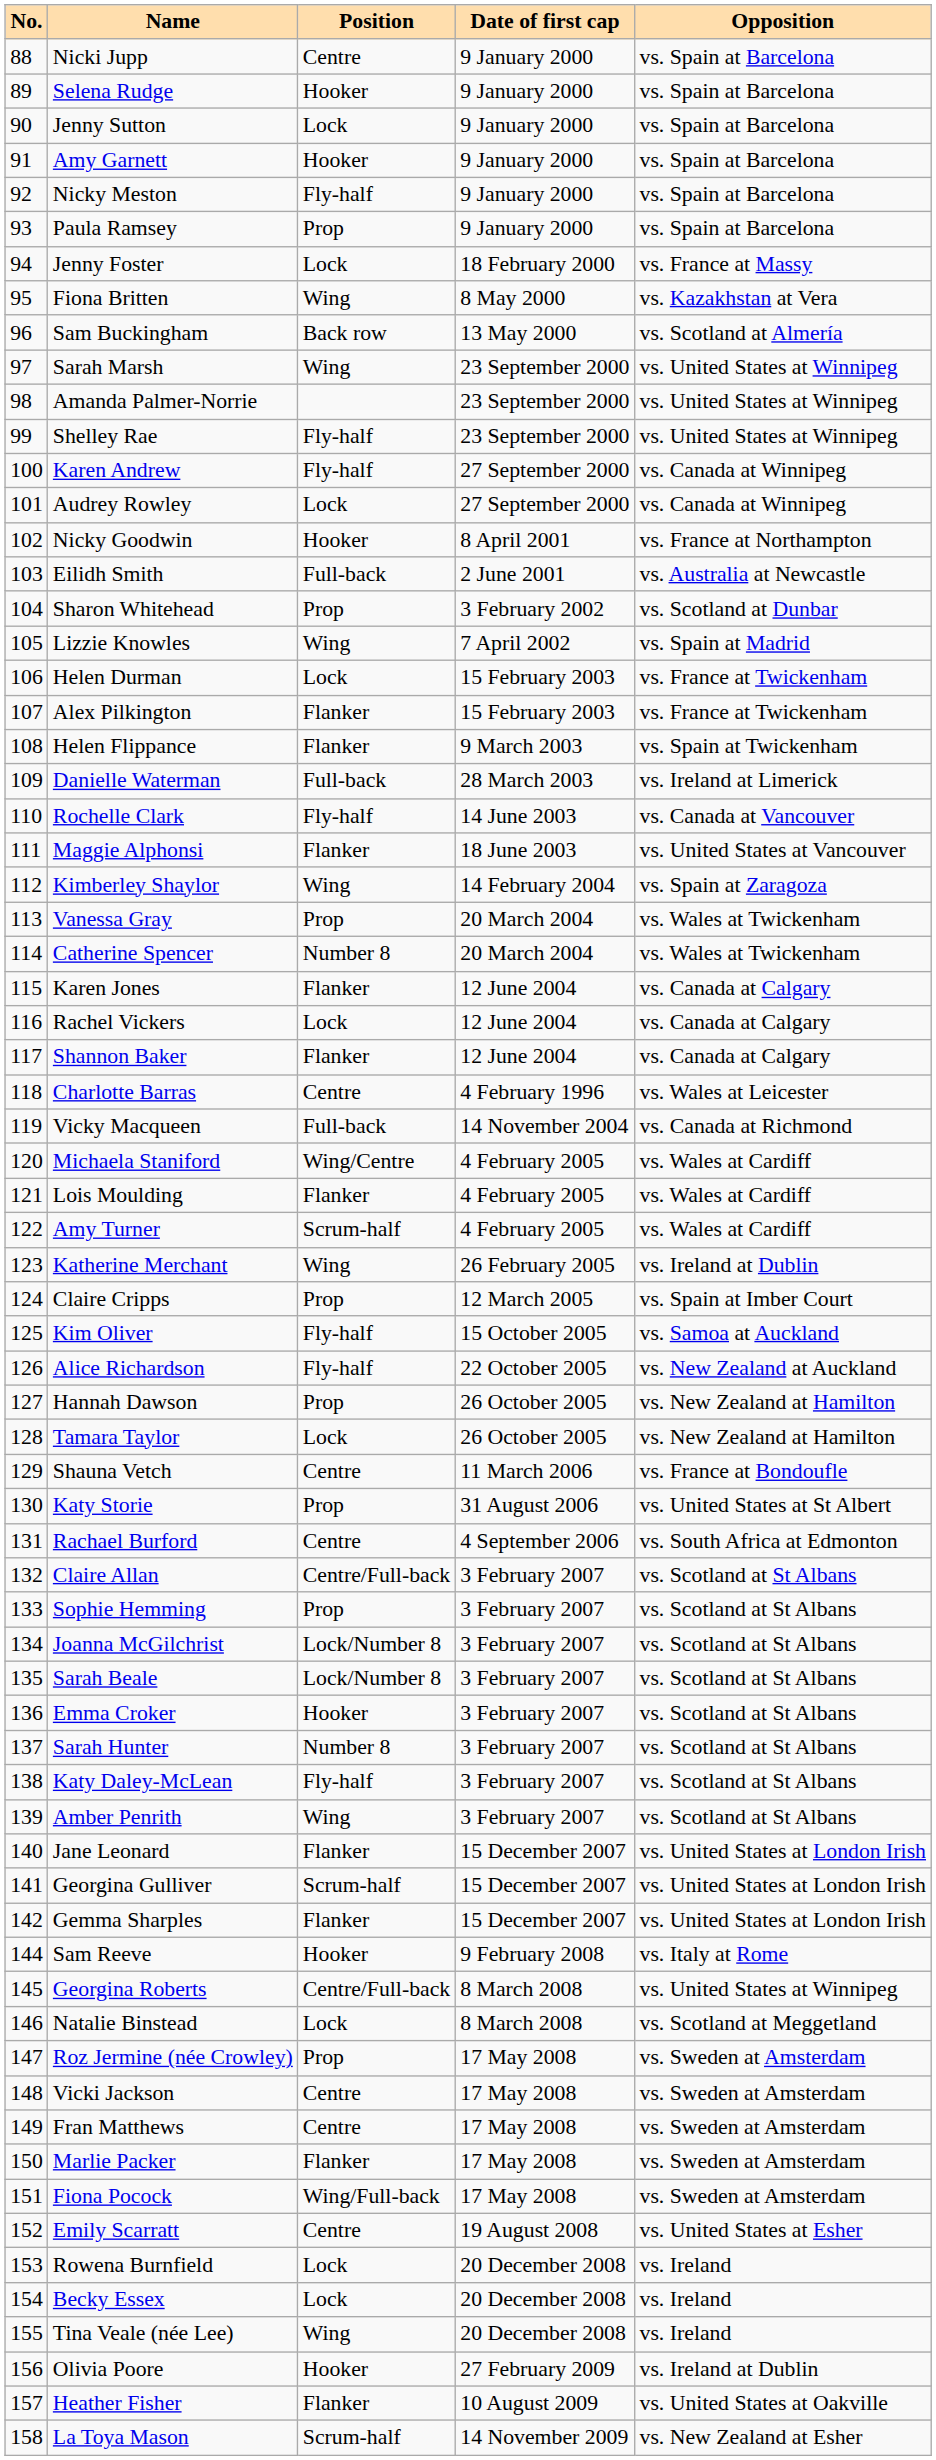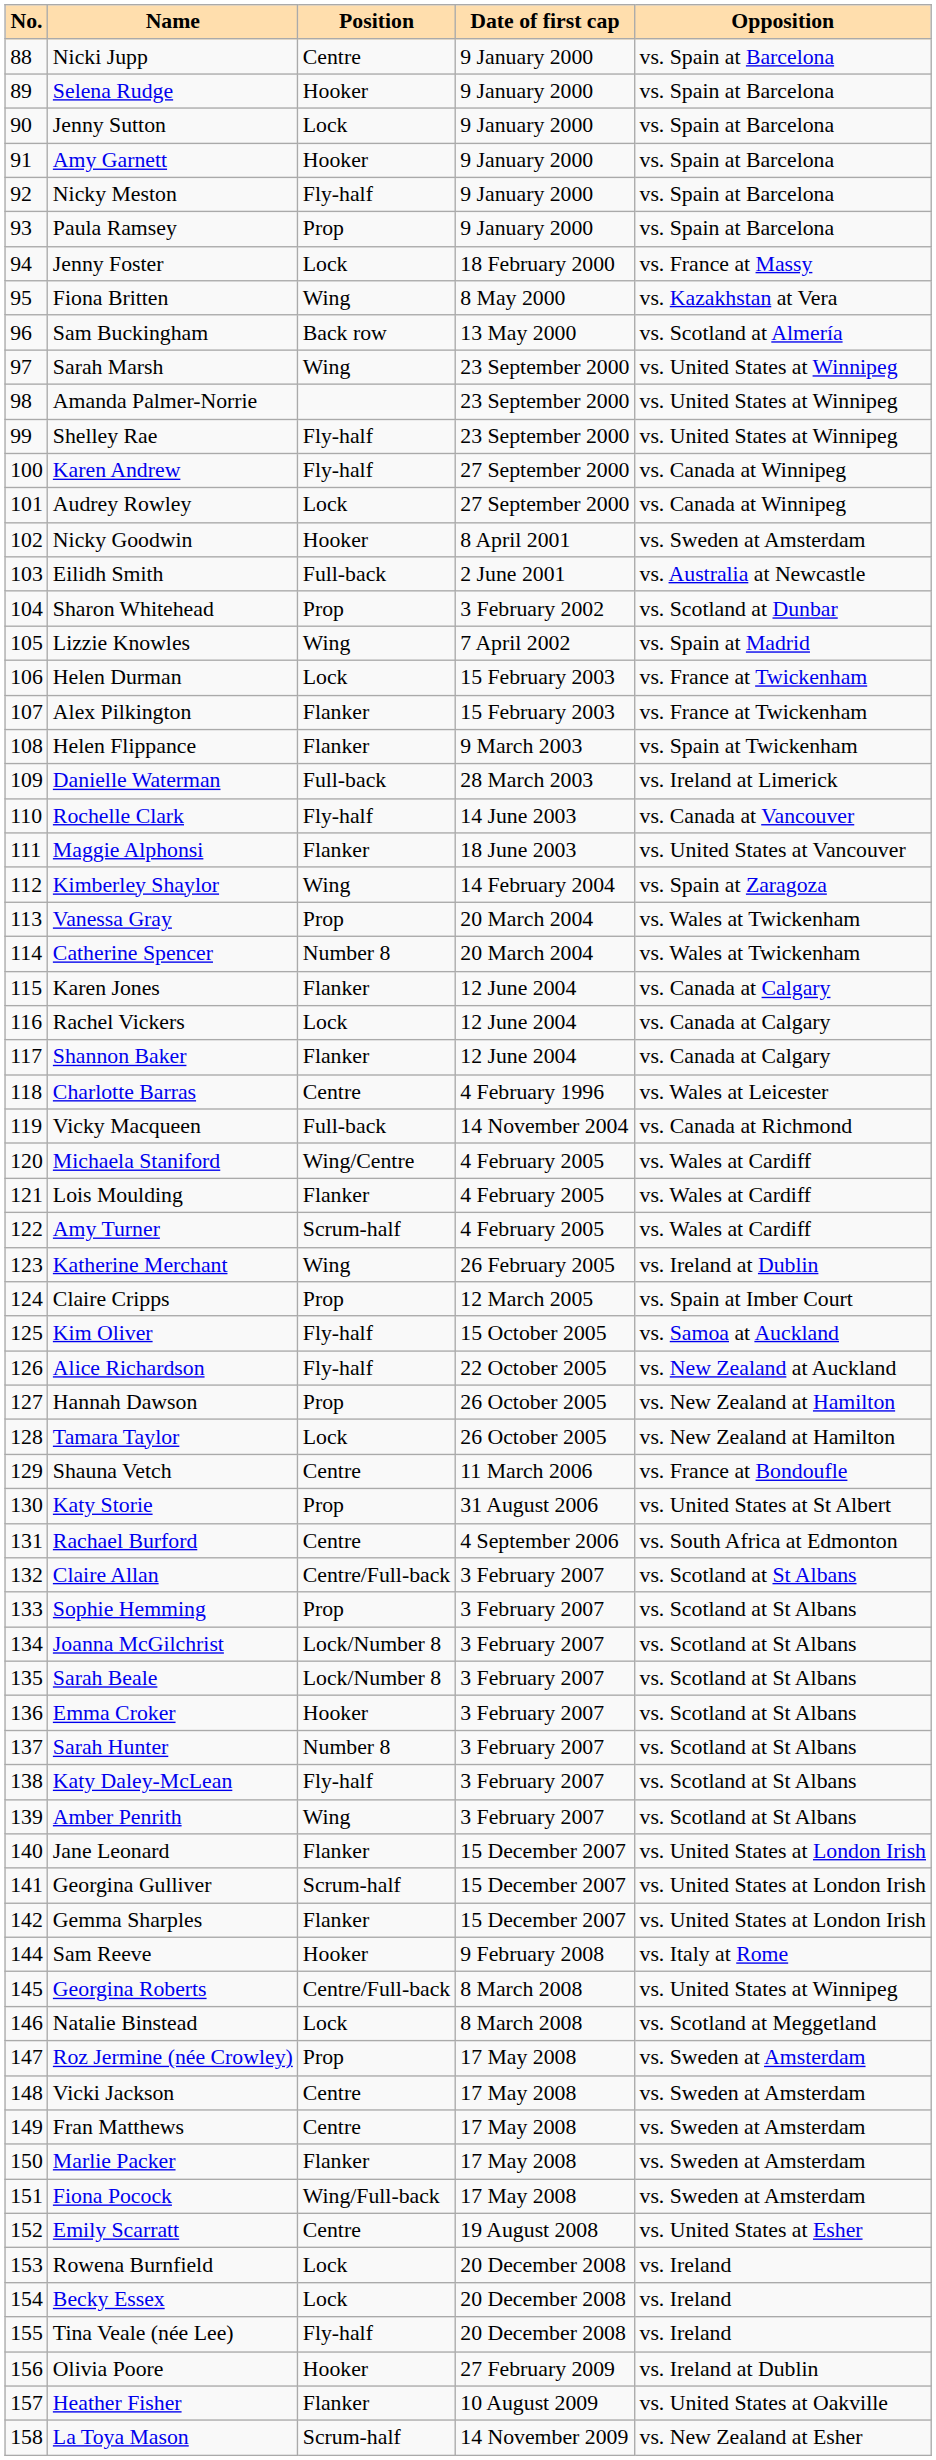(756, 539) vs. France at Northampton -> (753, 539) vs. Sweden at Amsterdam
(327, 2333) Wing -> (338, 2333) Fly-half
